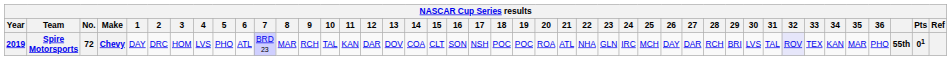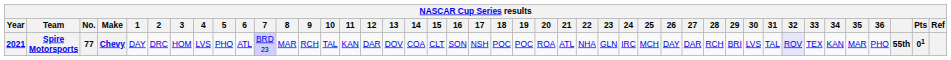(16, 44) 2019 -> (16, 44) 2021
(89, 44) 72 -> (89, 44) 77
